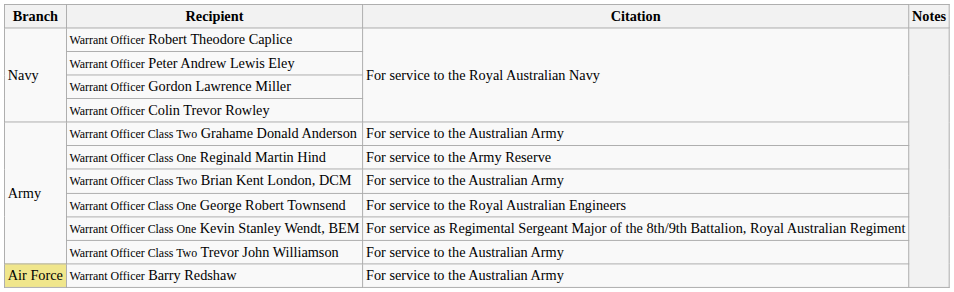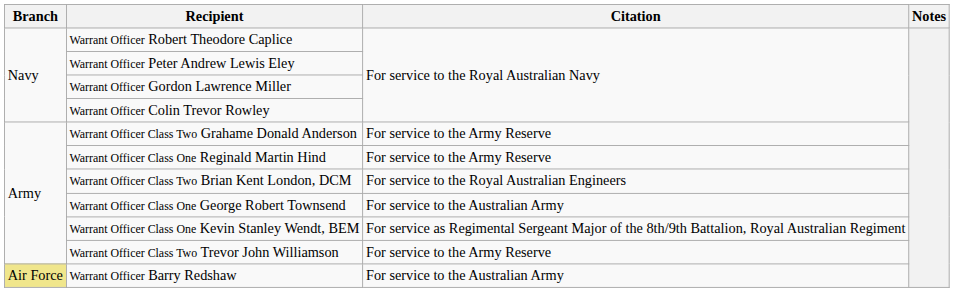(465, 134) For service to the Australian Army -> (459, 134) For service to the Army Reserve
(465, 181) For service to the Australian Army -> (496, 181) For service to the Royal Australian Engineers
(496, 204) For service to the Royal Australian Engineers -> (465, 204) For service to the Australian Army
(465, 252) For service to the Australian Army -> (459, 252) For service to the Army Reserve
